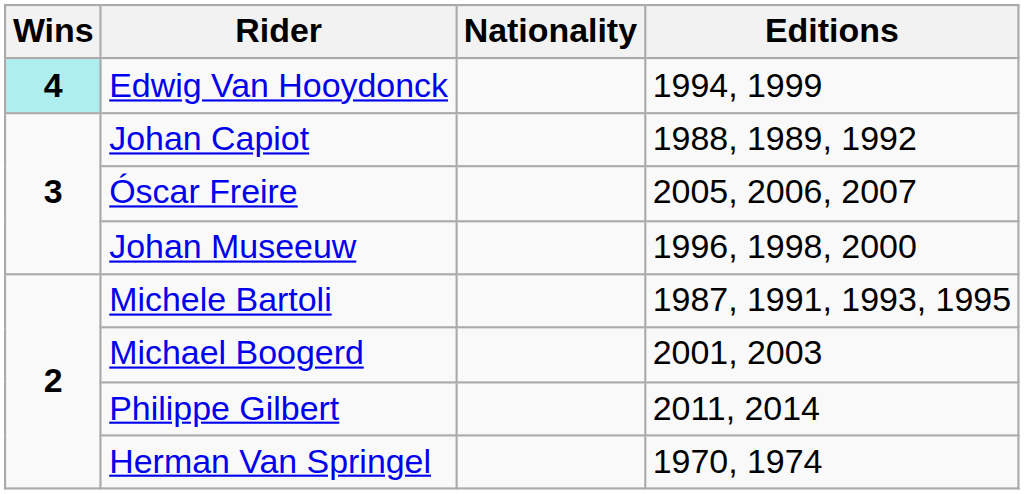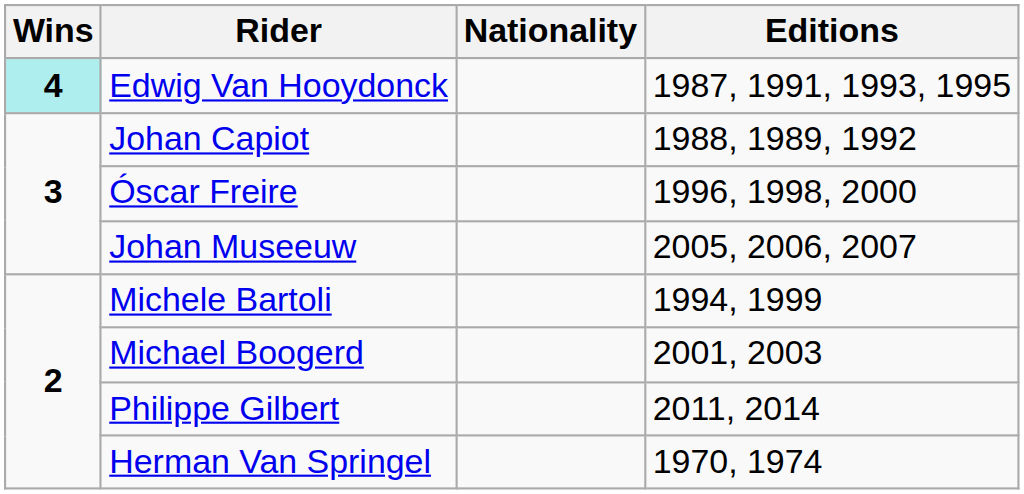(738, 85) 1994, 1999 -> (832, 85) 1987, 1991, 1993, 1995
(785, 192) 2005, 2006, 2007 -> (785, 192) 1996, 1998, 2000
(785, 246) 1996, 1998, 2000 -> (785, 246) 2005, 2006, 2007
(832, 300) 1987, 1991, 1993, 1995 -> (738, 300) 1994, 1999
